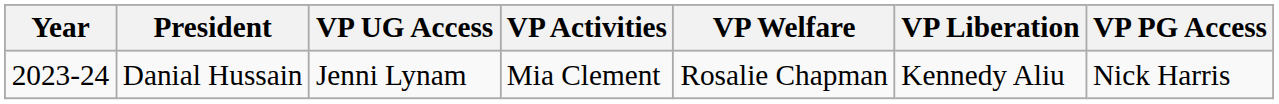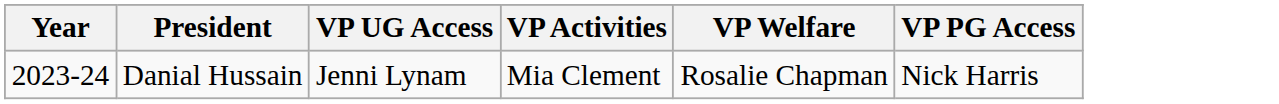- column: (990, 27)
